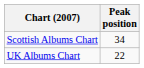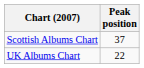(120, 39) 34 -> (120, 39) 37
